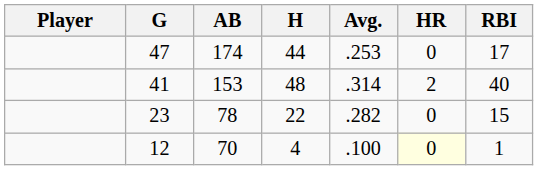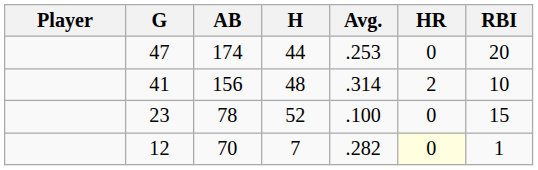(499, 52) 17 -> (499, 52) 20
(227, 84) 153 -> (227, 84) 156
(499, 84) 40 -> (499, 84) 10
(295, 116) 22 -> (295, 116) 52
(363, 116) .282 -> (363, 116) .100
(295, 148) 4 -> (295, 148) 7
(363, 148) .100 -> (363, 148) .282
